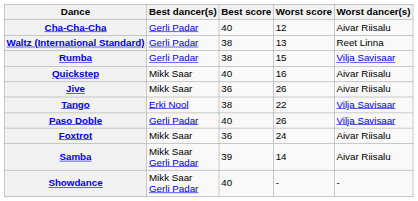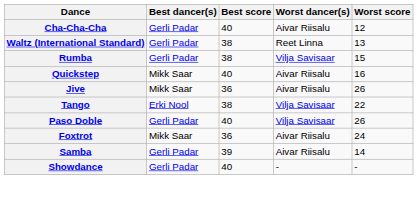columns swapped: (373, 12) <-> (304, 12)
(174, 157) Mikk Saar Gerli Padar -> (174, 151) Gerli Padar
(174, 183) Mikk Saar Gerli Padar -> (174, 167) Gerli Padar
